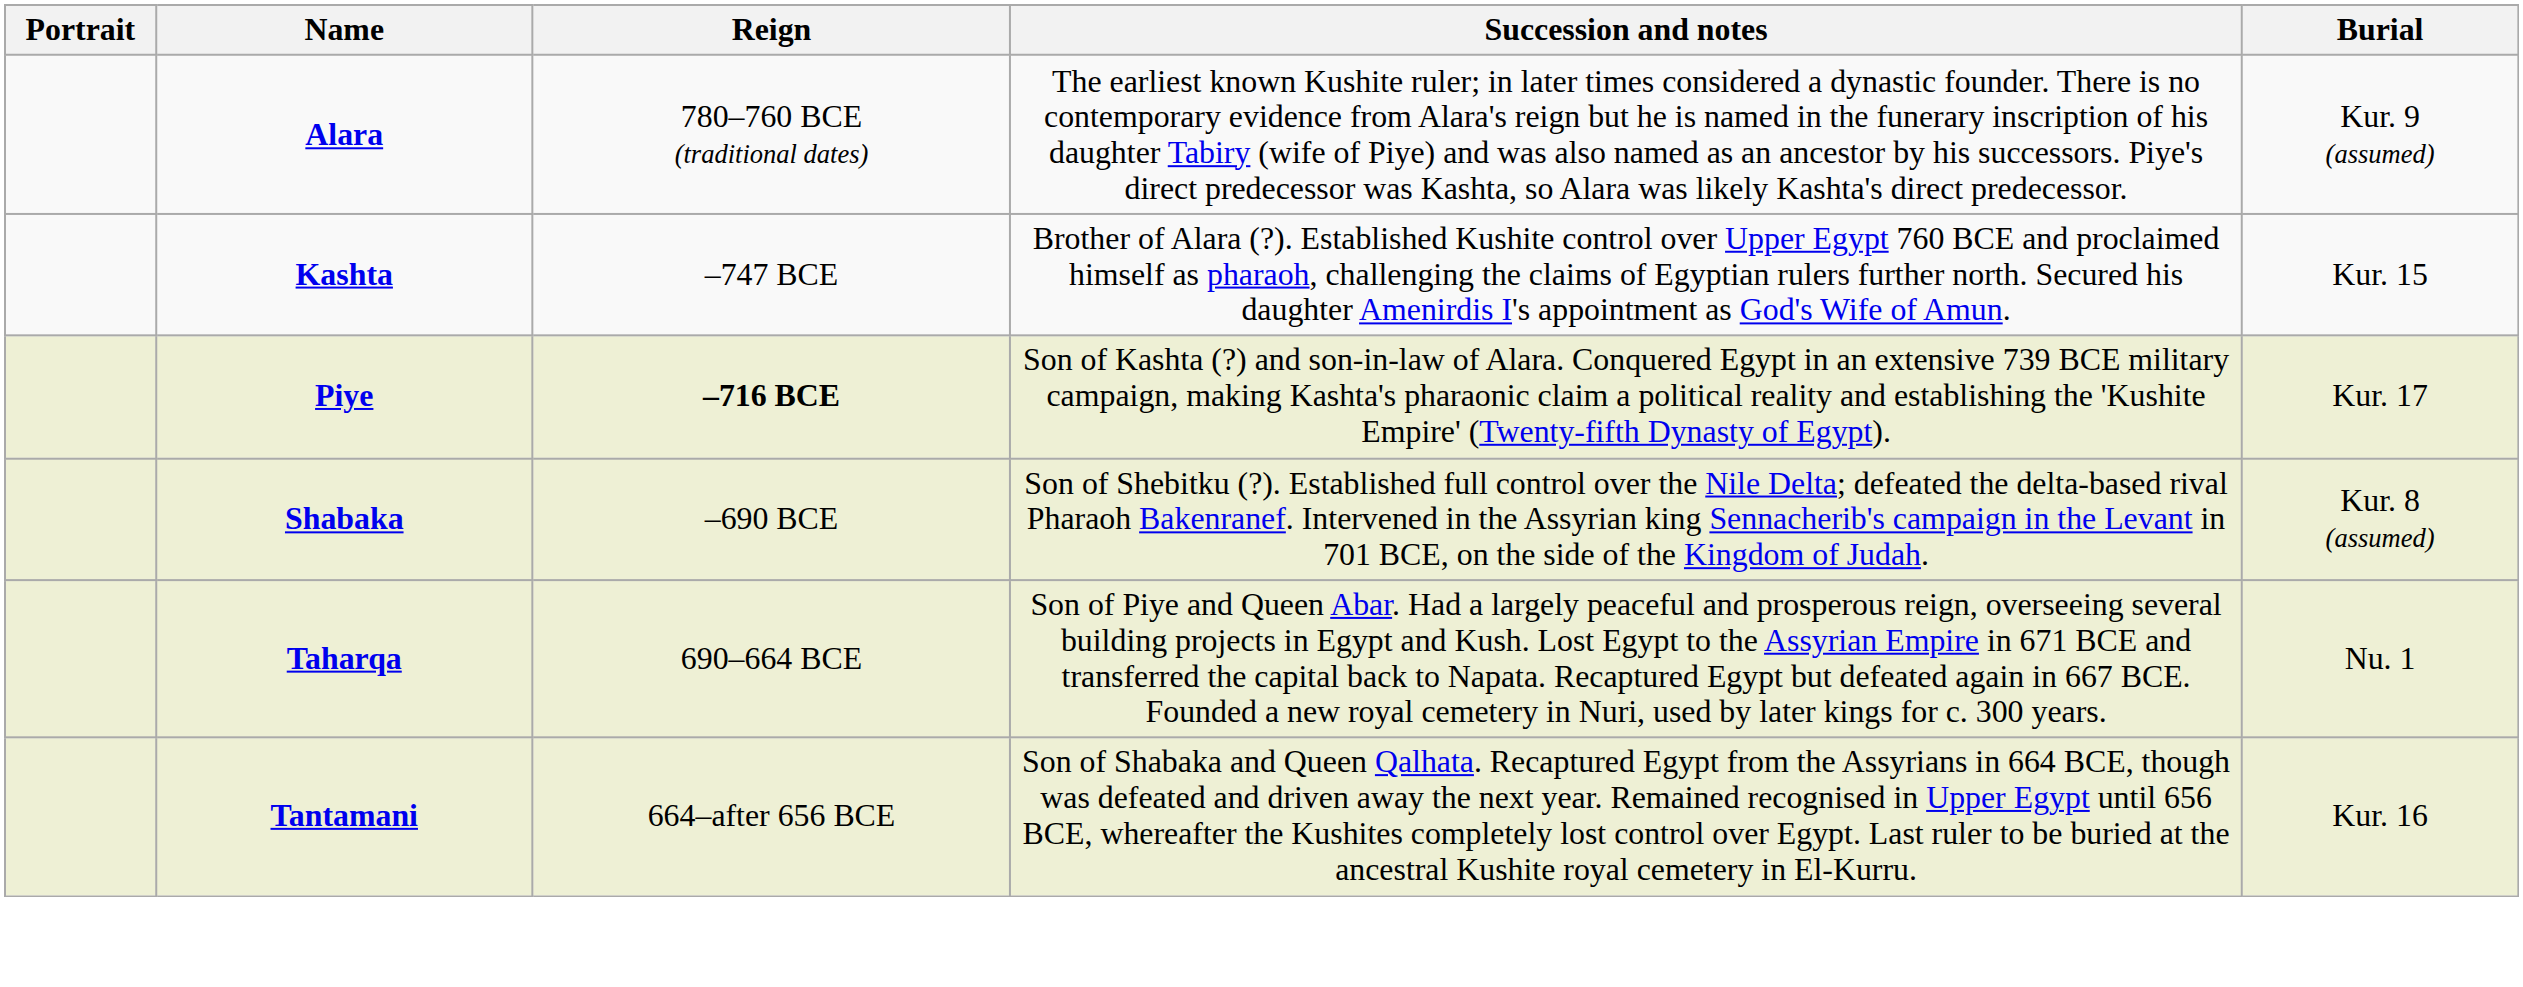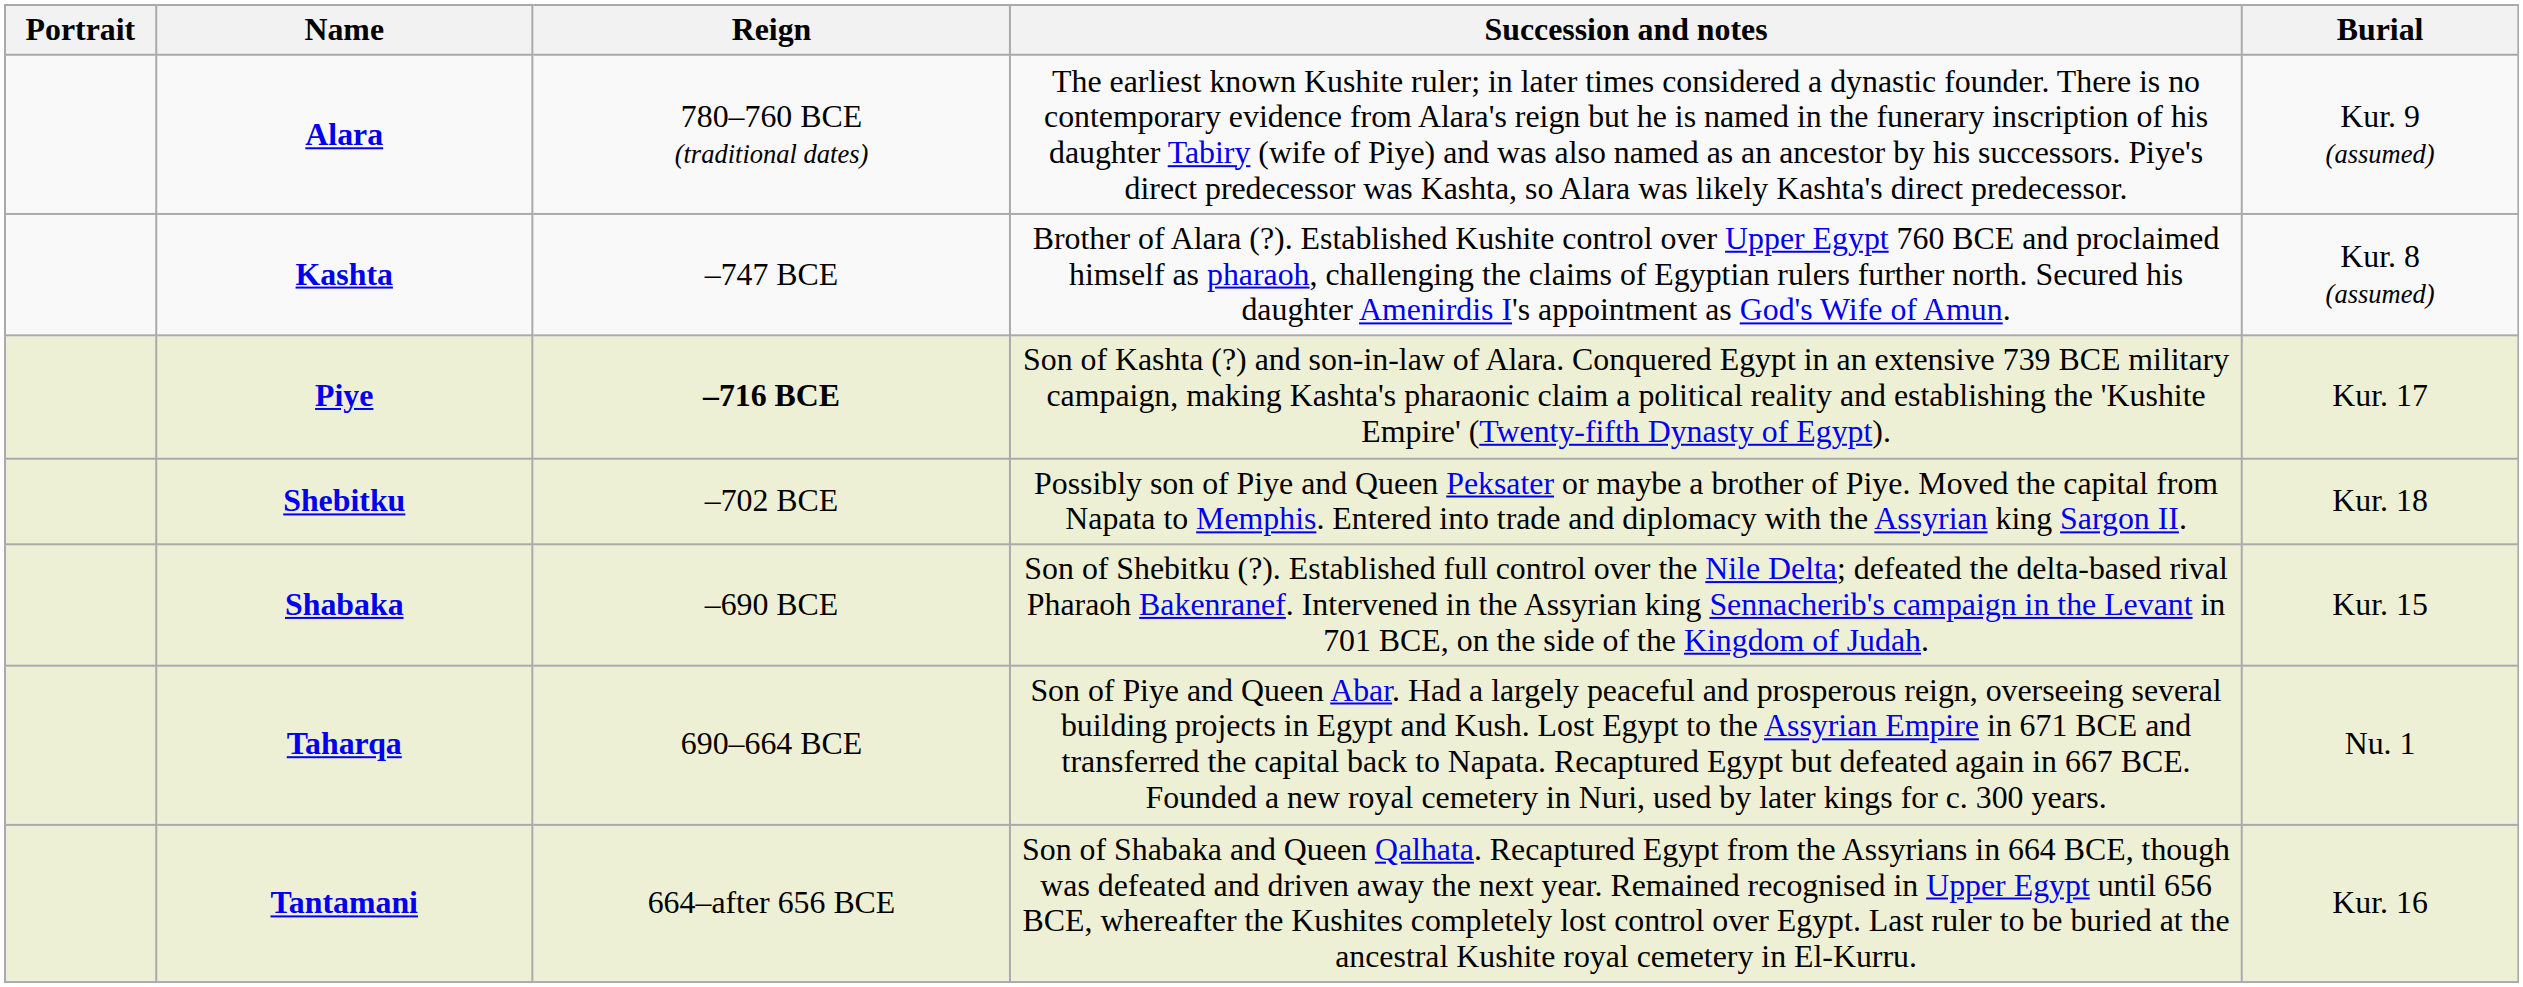(2380, 274) Kur. 15 -> (2380, 274) Kur. 8 (assumed)
+ row: (344, 500)
(2380, 518) Kur. 8 (assumed) -> (2380, 604) Kur. 15
